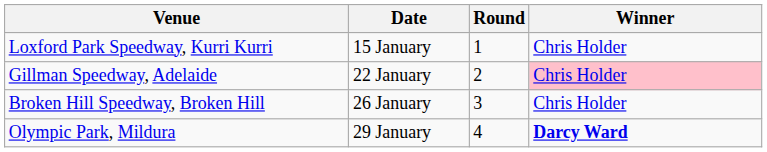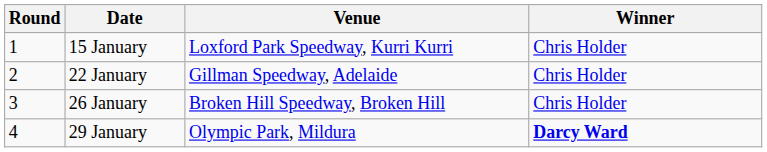columns swapped: (499, 18) <-> (177, 18)
(580, 75) pink background -> (580, 75) no background
